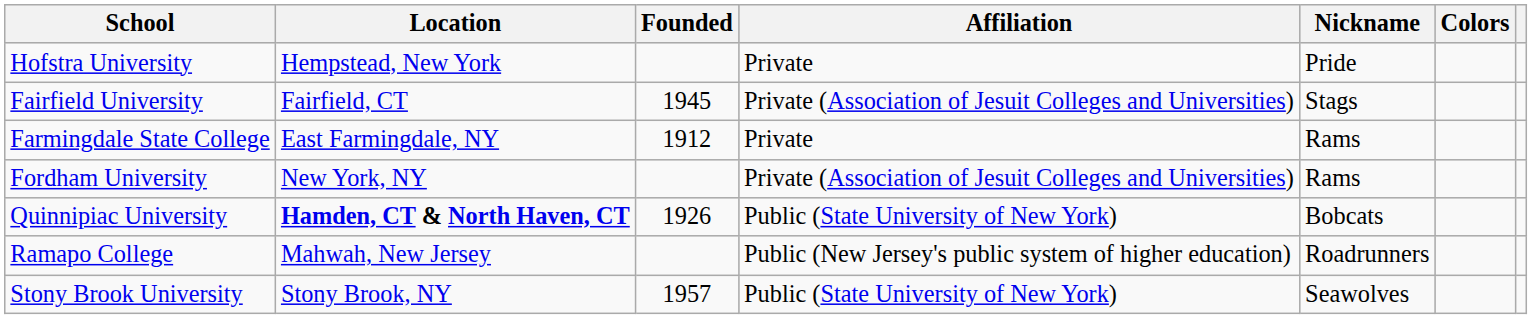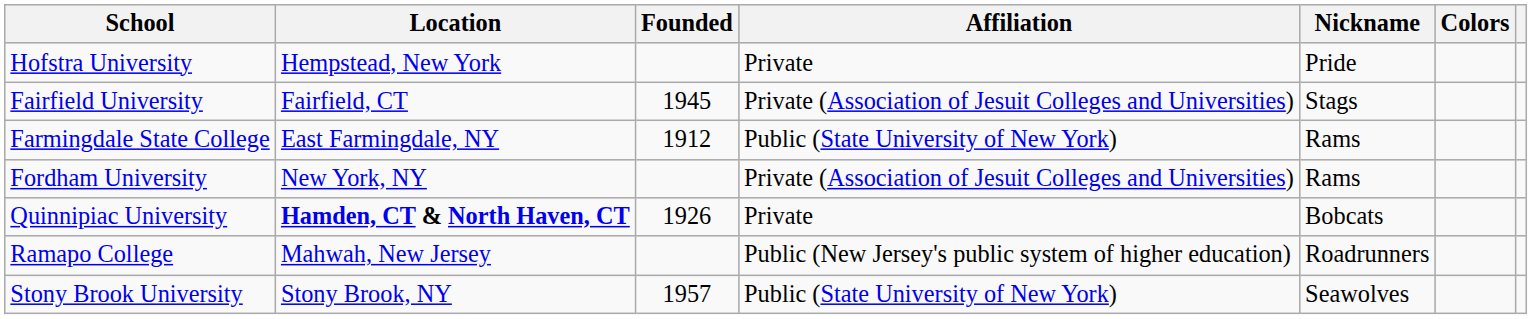(779, 139) Private -> (931, 139) Public (State University of New York)
(931, 216) Public (State University of New York) -> (779, 216) Private
